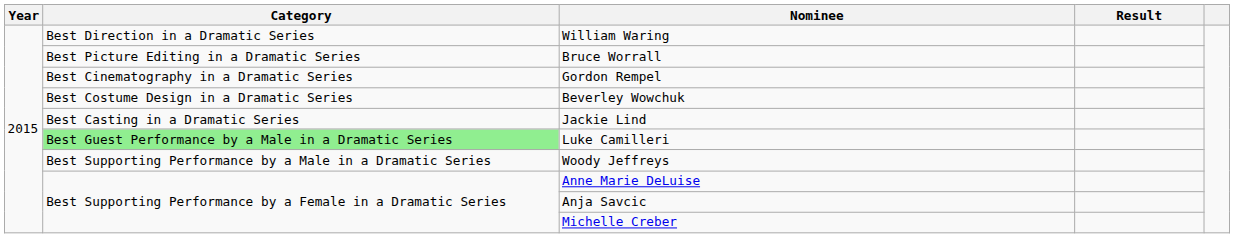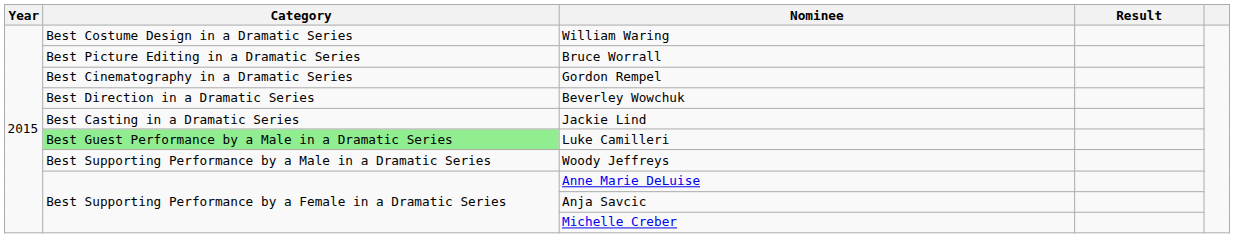(180, 36) Best Direction in a Dramatic Series -> (200, 36) Best Costume Design in a Dramatic Series
(200, 98) Best Costume Design in a Dramatic Series -> (180, 98) Best Direction in a Dramatic Series
